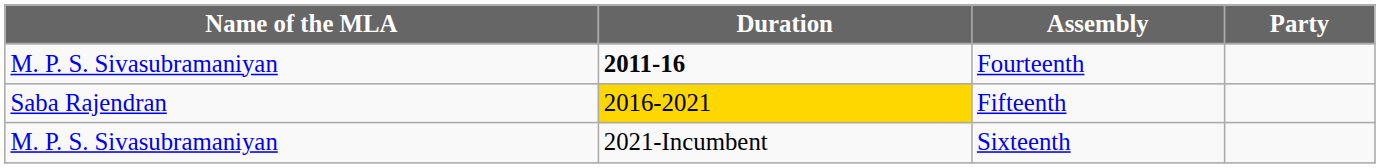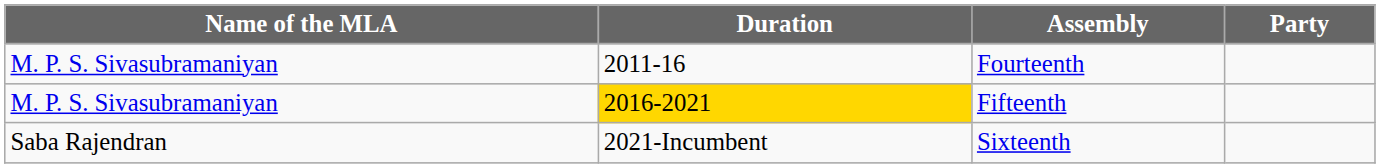(644, 63) bold -> (645, 63) normal
(89, 102) Saba Rajendran -> (144, 102) M. P. S. Sivasubramaniyan
(144, 142) M. P. S. Sivasubramaniyan -> (89, 142) Saba Rajendran
